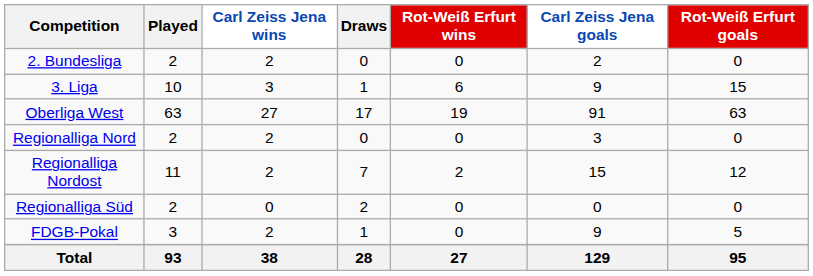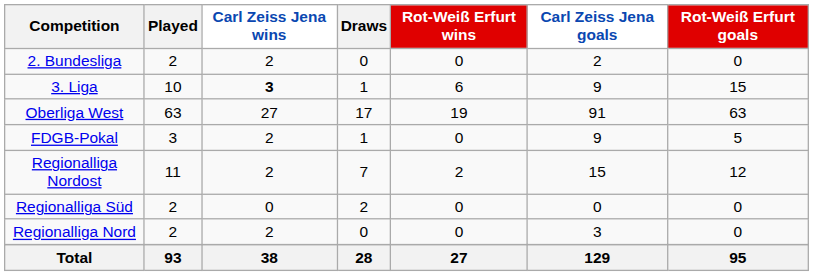(269, 86) normal -> (269, 86) bold
rows swapped: (74, 138) <-> (74, 232)
